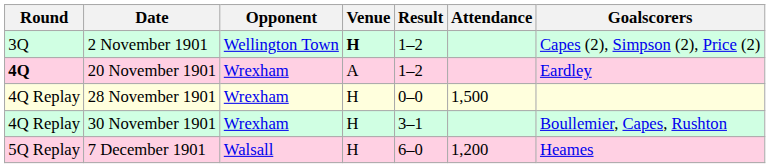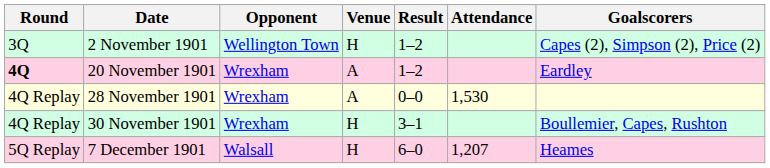(353, 44) bold -> (353, 44) normal
(353, 96) H -> (353, 96) A
(470, 96) 1,500 -> (470, 96) 1,530
(470, 149) 1,200 -> (470, 149) 1,207
